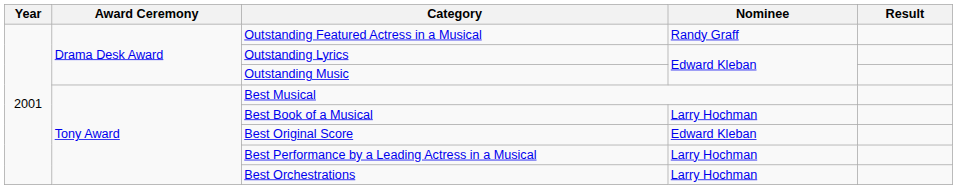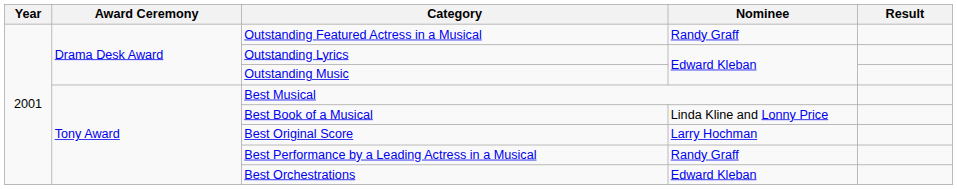(714, 114) Larry Hochman -> (749, 114) Linda Kline and Lonny Price
(714, 134) Edward Kleban -> (714, 134) Larry Hochman
(714, 154) Larry Hochman -> (705, 154) Randy Graff
(714, 174) Larry Hochman -> (714, 174) Edward Kleban
